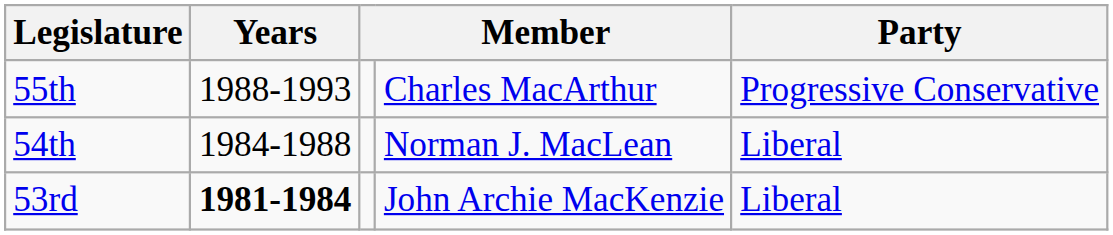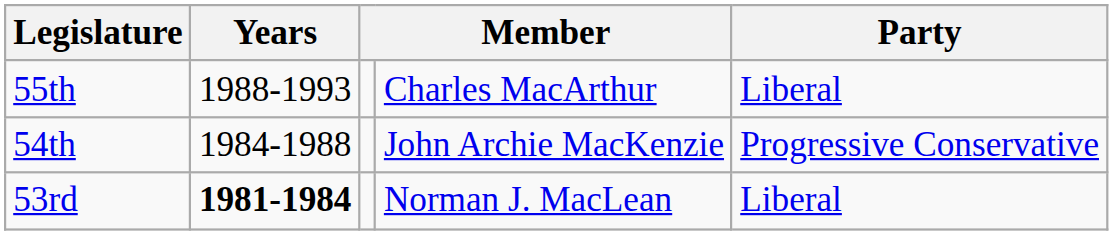(920, 88) Progressive Conservative -> (791, 88) Liberal
(528, 144) Norman J. MacLean -> (554, 144) John Archie MacKenzie
(791, 144) Liberal -> (920, 144) Progressive Conservative
(554, 199) John Archie MacKenzie -> (528, 199) Norman J. MacLean
